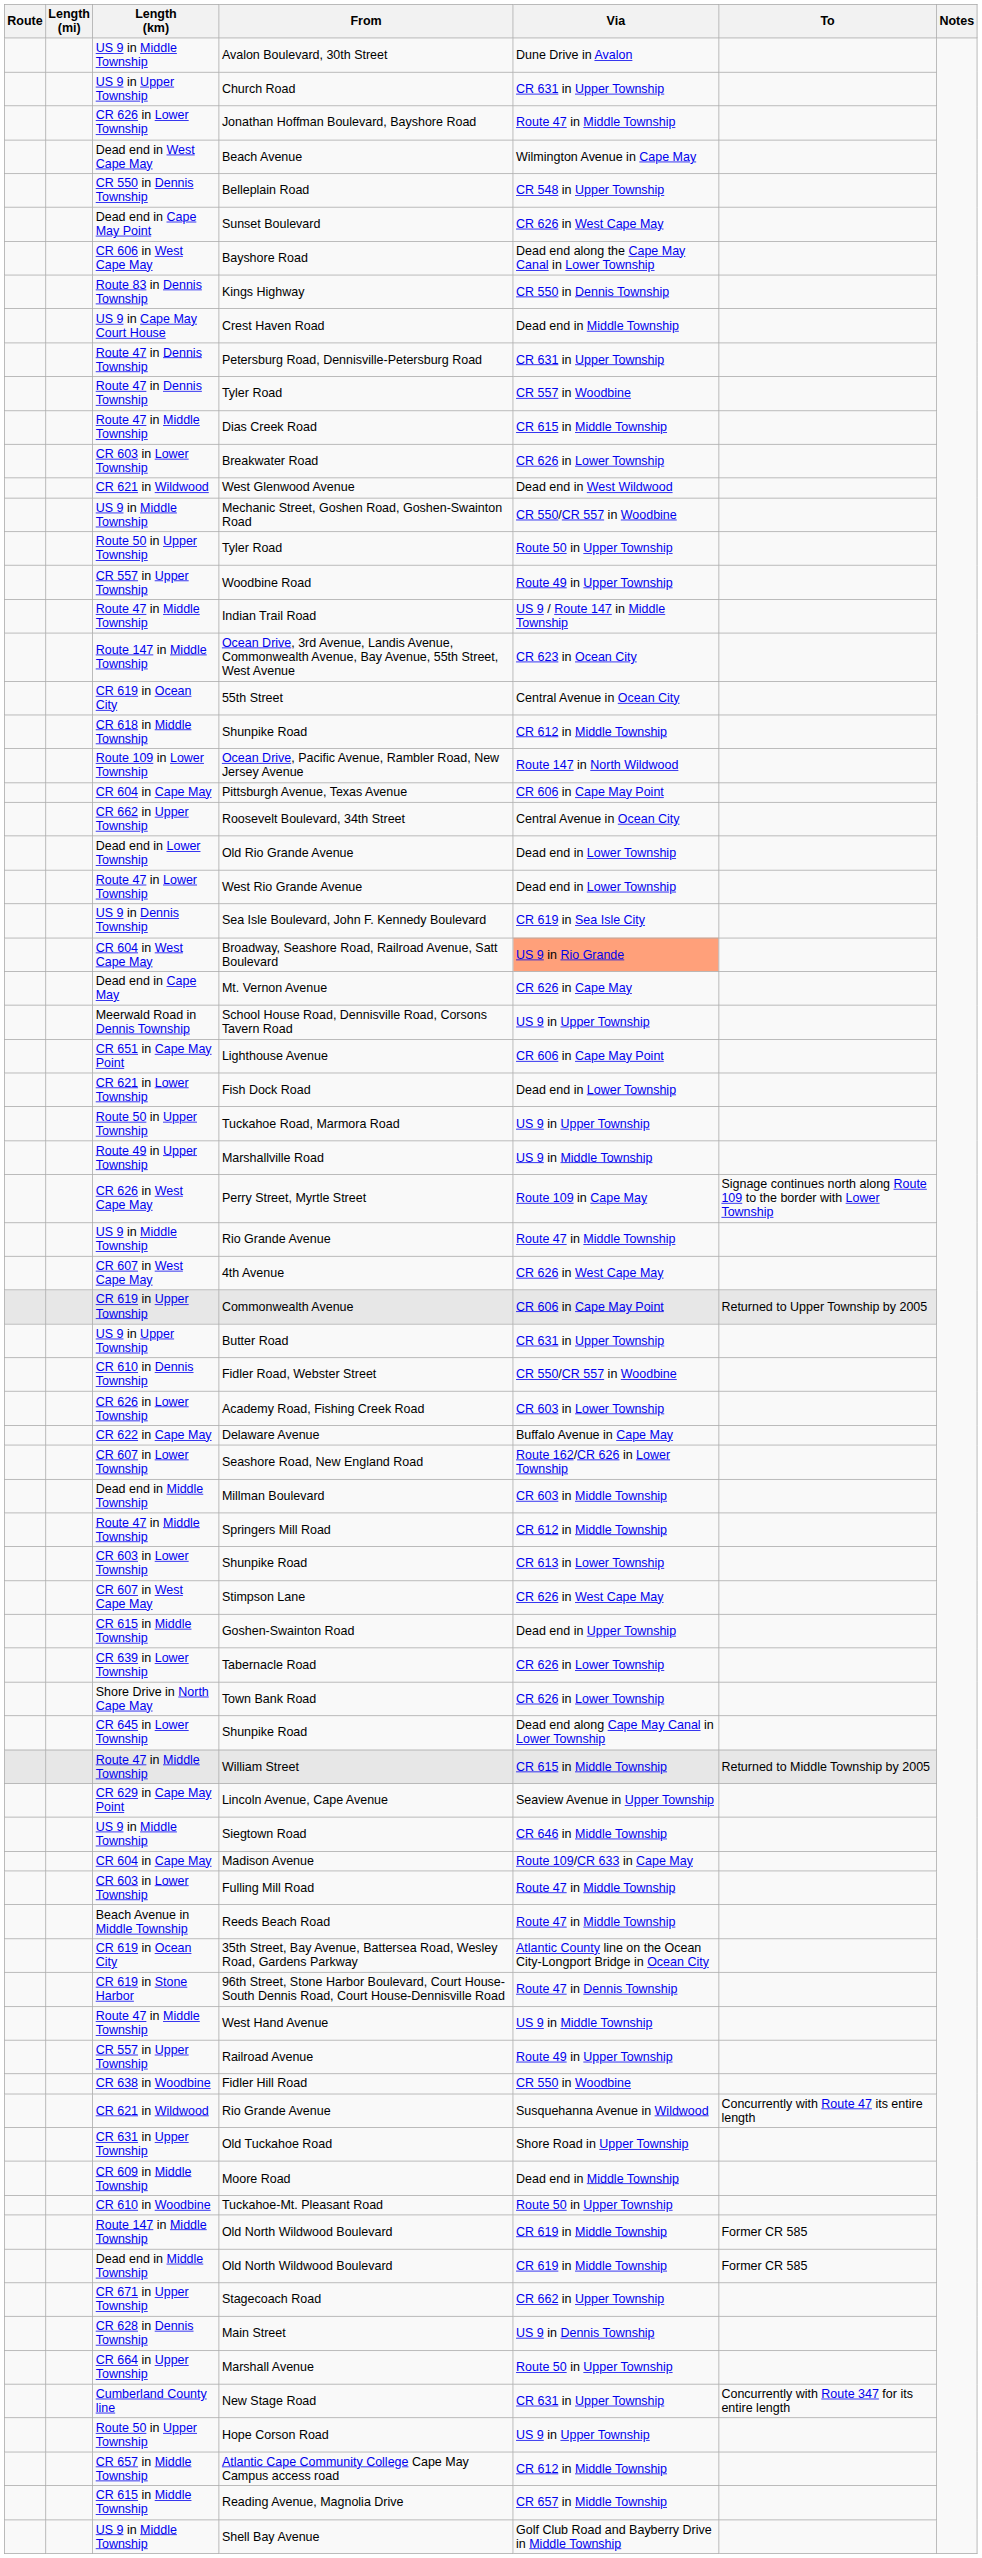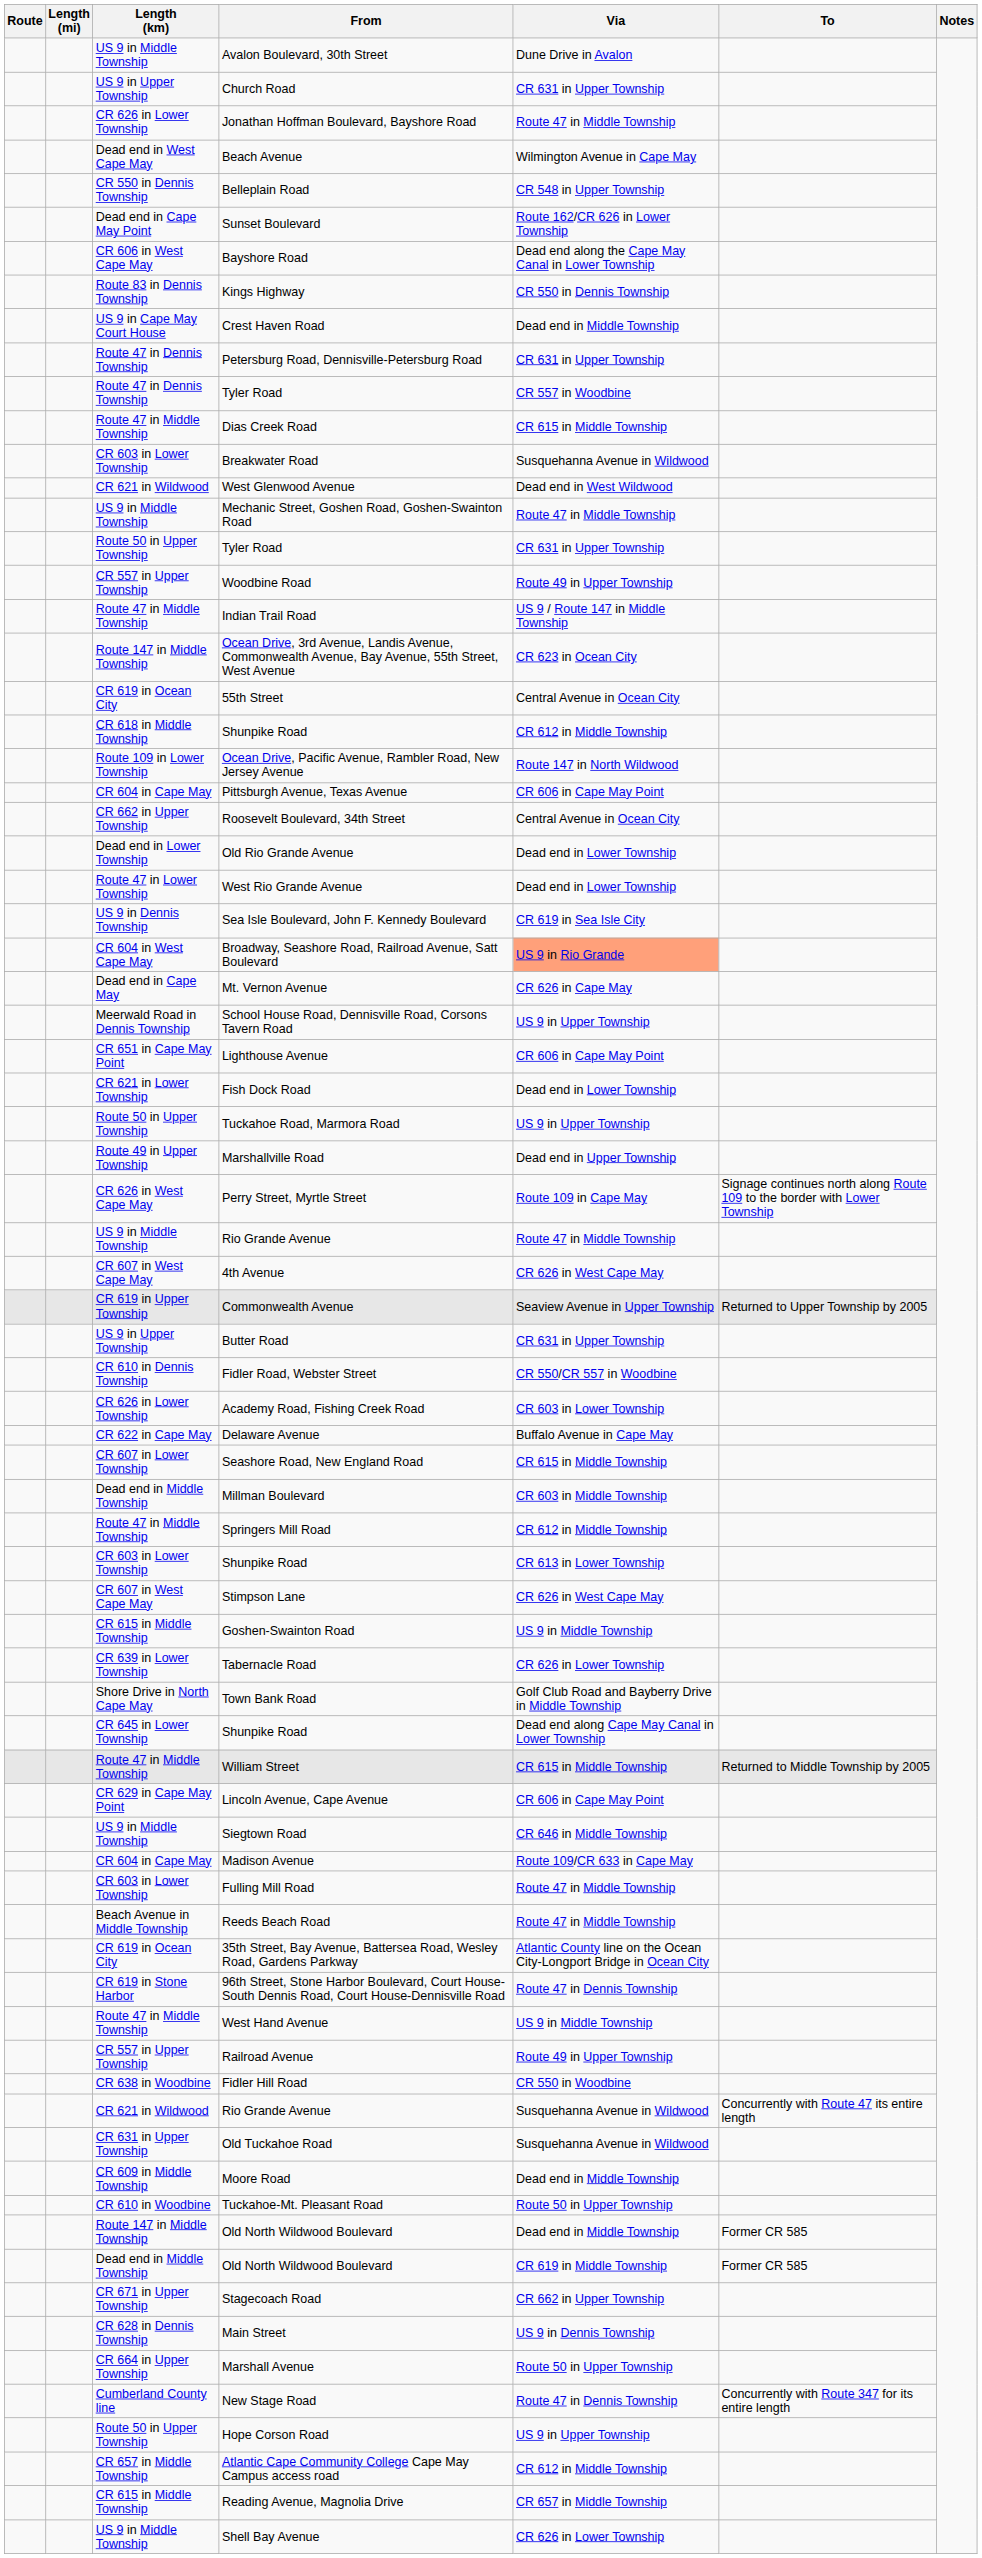(590, 224) CR 626 in West Cape May -> (593, 224) Route 162/CR 626 in Lower Township
(590, 461) CR 626 in Lower Township -> (612, 461) Susquehanna Avenue in Wildwood
(596, 514) CR 550/CR 557 in Woodbine -> (596, 514) Route 47 in Middle Township
(594, 548) Route 50 in Upper Township -> (590, 548) CR 631 in Upper Township
(584, 1157) US 9 in Middle Township -> (596, 1157) Dead end in Upper Township
(590, 1307) CR 606 in Cape May Point -> (615, 1307) Seaview Avenue in Upper Township
(593, 1462) Route 162/CR 626 in Lower Township -> (592, 1462) CR 615 in Middle Township
(596, 1631) Dead end in Upper Township -> (584, 1631) US 9 in Middle Township
(590, 1699) CR 626 in Lower Township -> (614, 1699) Golf Club Road and Bayberry Drive in Middle Township
(615, 1800) Seaview Avenue in Upper Township -> (590, 1800) CR 606 in Cape May Point
(602, 2144) Shore Road in Upper Township -> (612, 2144) Susquehanna Avenue in Wildwood
(592, 2232) CR 619 in Middle Township -> (597, 2232) Dead end in Middle Township
(590, 2401) CR 631 in Upper Township -> (597, 2401) Route 47 in Dennis Township
(614, 2536) Golf Club Road and Bayberry Drive in Middle Township -> (590, 2536) CR 626 in Lower Township
